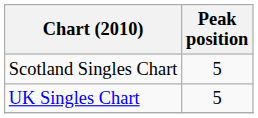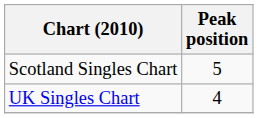(217, 98) 5 -> (217, 98) 4
